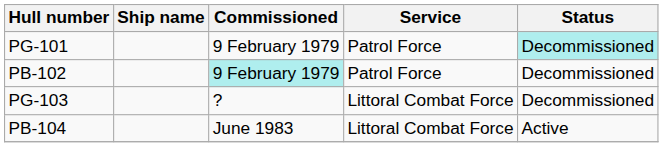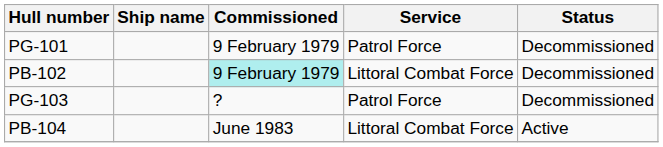(588, 45) paleturquoise background -> (588, 45) no background
(394, 73) Patrol Force -> (430, 73) Littoral Combat Force
(430, 100) Littoral Combat Force -> (394, 100) Patrol Force
